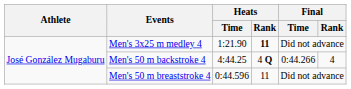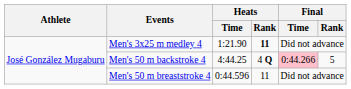(298, 60) no background -> (298, 60) pink background
(332, 60) 4 -> (332, 60) 5
